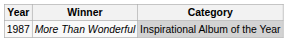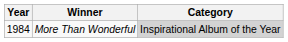(18, 29) 1987 -> (18, 29) 1984
